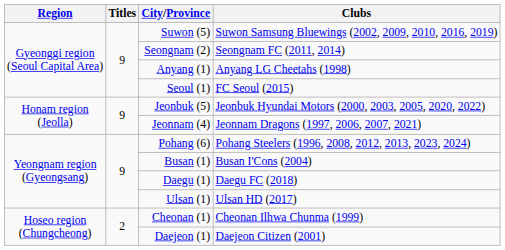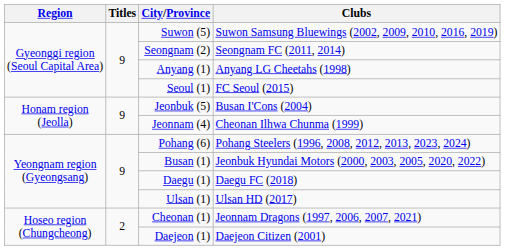(350, 106) Jeonbuk Hyundai Motors (2000, 2003, 2005, 2020, 2022) -> (264, 106) Busan I'Cons (2004)
(318, 124) Jeonnam Dragons (1997, 2006, 2007, 2021) -> (289, 124) Cheonan Ilhwa Chunma (1999)
(264, 161) Busan I'Cons (2004) -> (350, 161) Jeonbuk Hyundai Motors (2000, 2003, 2005, 2020, 2022)
(289, 217) Cheonan Ilhwa Chunma (1999) -> (318, 217) Jeonnam Dragons (1997, 2006, 2007, 2021)
